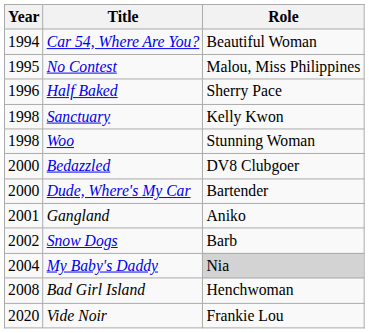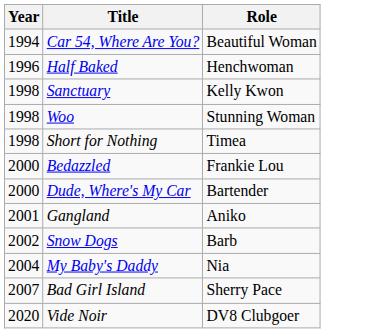- row: (82, 66)
(244, 91) Sherry Pace -> (250, 66) Henchwoman
+ row: (102, 141)
(253, 166) DV8 Clubgoer -> (245, 166) Frankie Lou
(218, 265) lightgrey background -> (218, 265) no background
(24, 290) 2008 -> (24, 290) 2007
(250, 290) Henchwoman -> (244, 290) Sherry Pace
(245, 315) Frankie Lou -> (253, 315) DV8 Clubgoer
